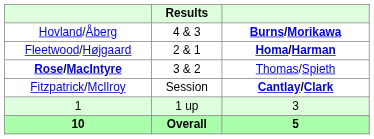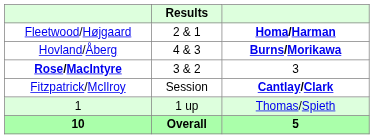rows swapped: (78, 32) <-> (78, 50)
(296, 69) Thomas/Spieth -> (296, 69) 3
(296, 106) 3 -> (296, 106) Thomas/Spieth
